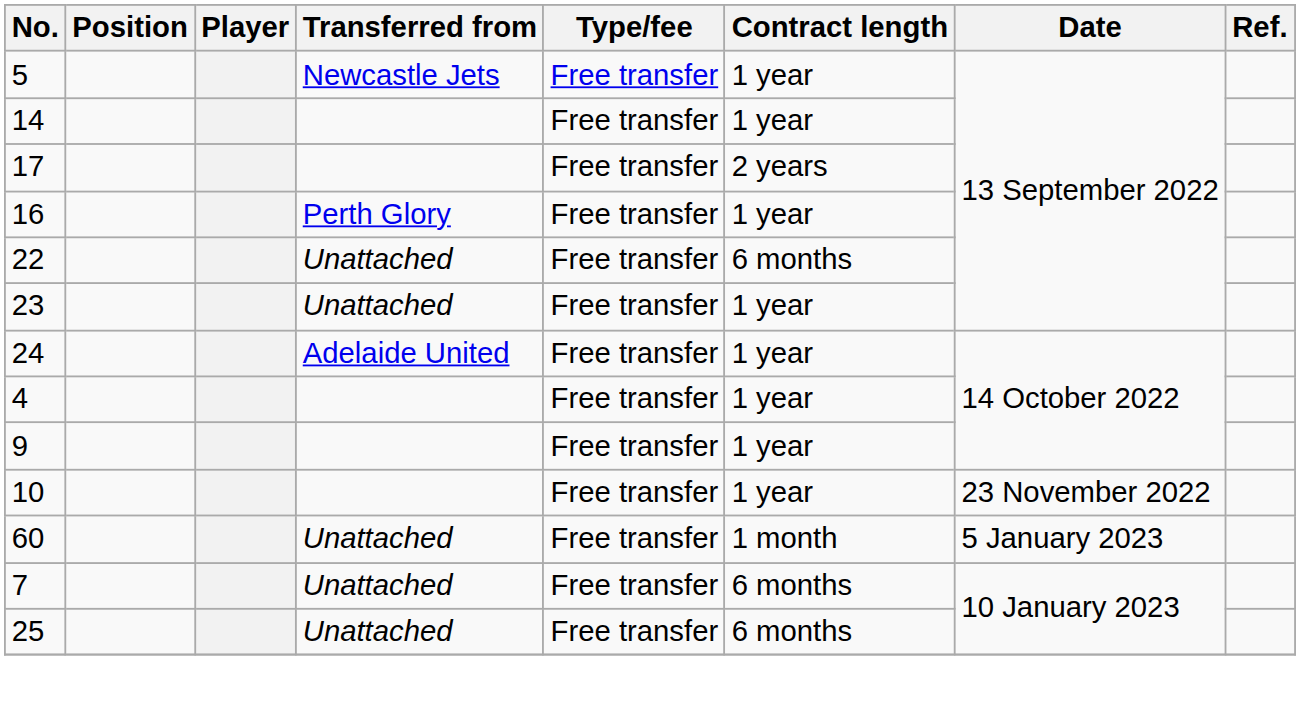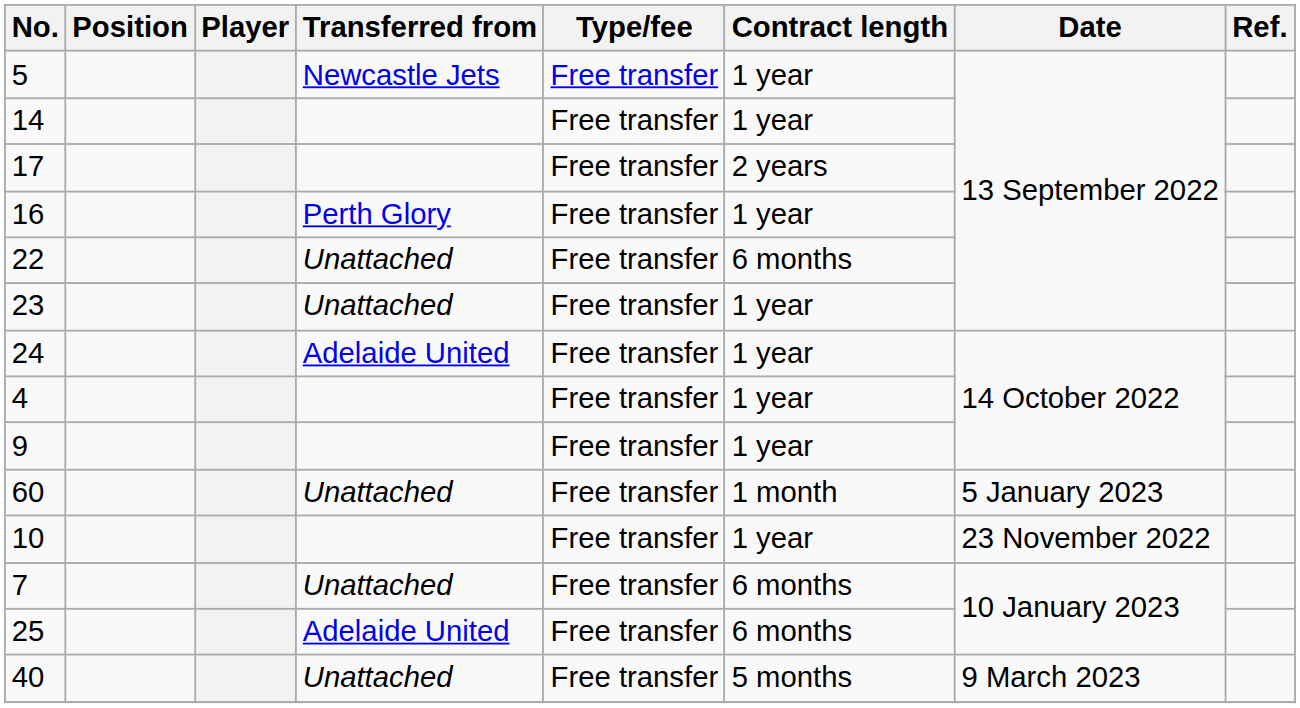rows swapped: (28, 492) <-> (28, 538)
(378, 631) Unattached -> (406, 631) Adelaide United
+ row: (28, 677)
